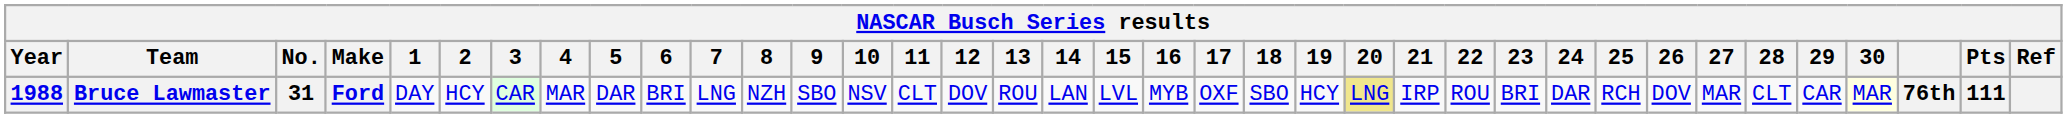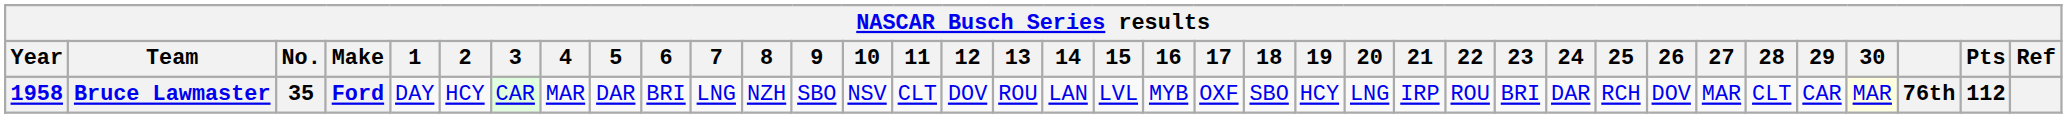(37, 94) 1988 -> (37, 94) 1958
(301, 94) 31 -> (301, 94) 35
(1370, 94) khaki background -> (1370, 94) no background
(1986, 94) 111 -> (1986, 94) 112
